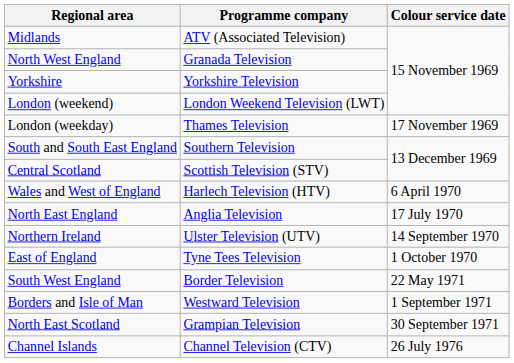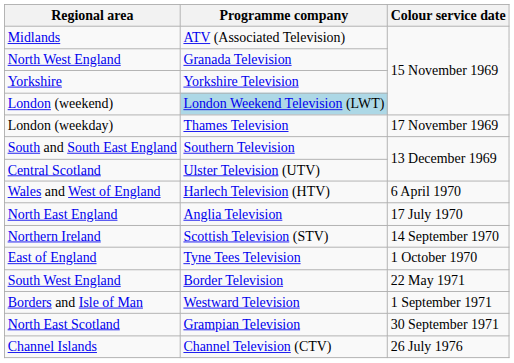(284, 103) no background -> (284, 103) lightblue background
(256, 170) Scottish Television (STV) -> (252, 170) Ulster Television (UTV)
(252, 236) Ulster Television (UTV) -> (256, 236) Scottish Television (STV)
